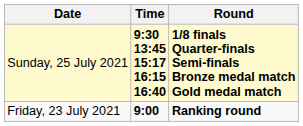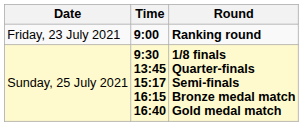rows swapped: (64, 111) <-> (68, 63)
